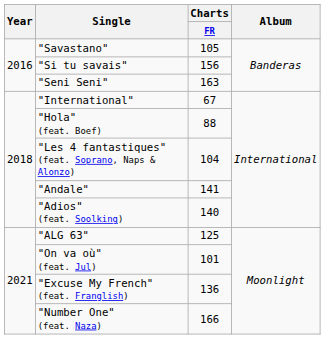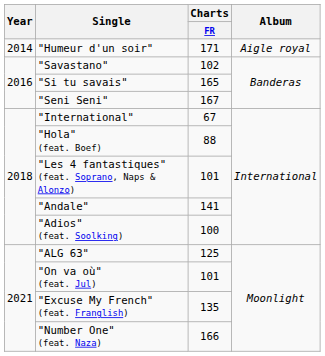+ row: (95, 48)
(210, 48) 105 -> (210, 65) 102
(210, 65) 156 -> (210, 83) 165
(210, 83) 163 -> (210, 100) 167
(210, 159) 104 -> (210, 177) 101
(210, 213) 140 -> (210, 230) 100
(210, 289) 136 -> (210, 307) 135
